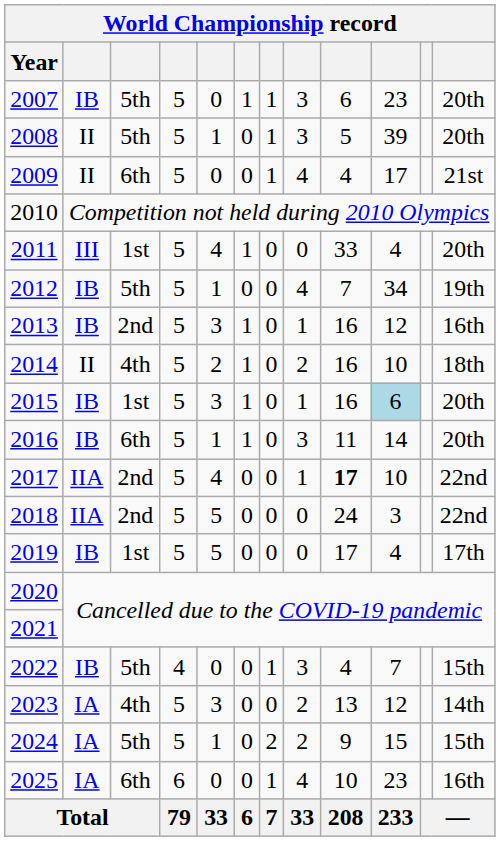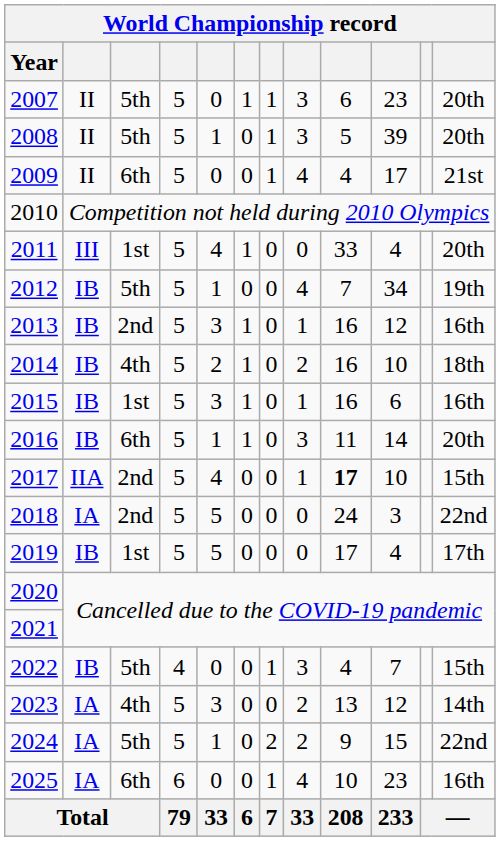(87, 99) IB -> (87, 99) II
(87, 363) II -> (87, 363) IB
(396, 401) lightblue background -> (396, 401) no background
(464, 401) 20th -> (464, 401) 16th
(464, 477) 22nd -> (464, 477) 15th
(87, 514) IIA -> (87, 514) IA
(464, 741) 15th -> (464, 741) 22nd
